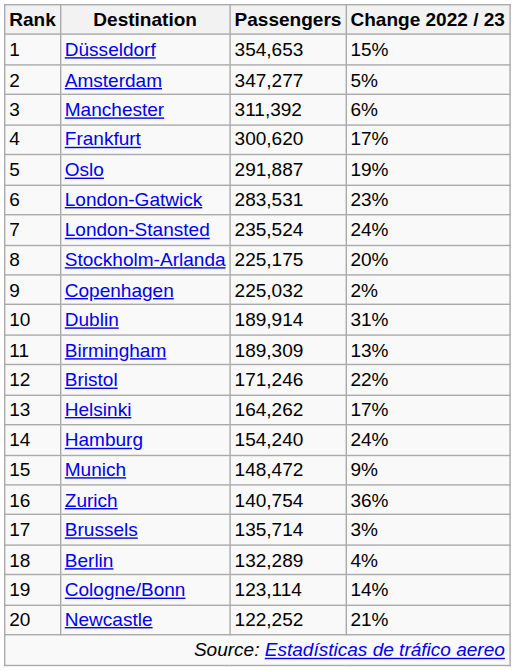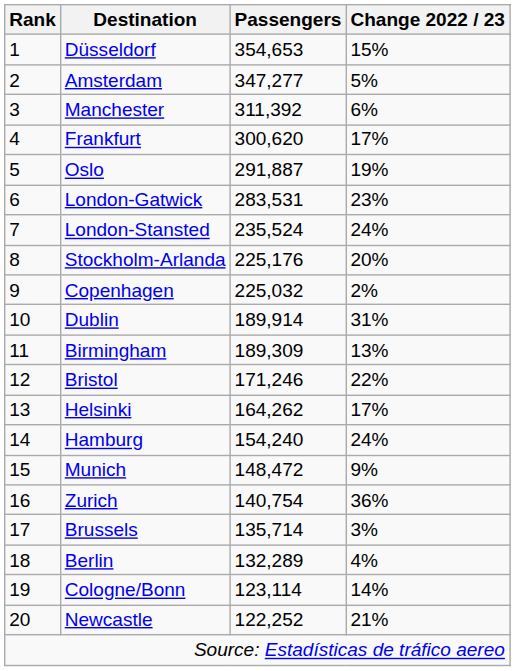(269, 259) 225,175 -> (269, 259) 225,176
